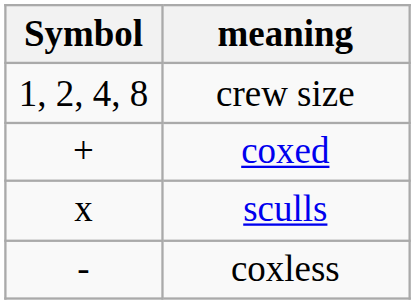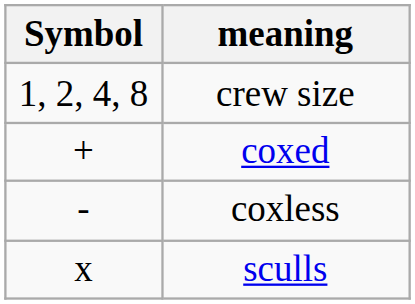rows swapped: (285, 268) <-> (285, 209)
